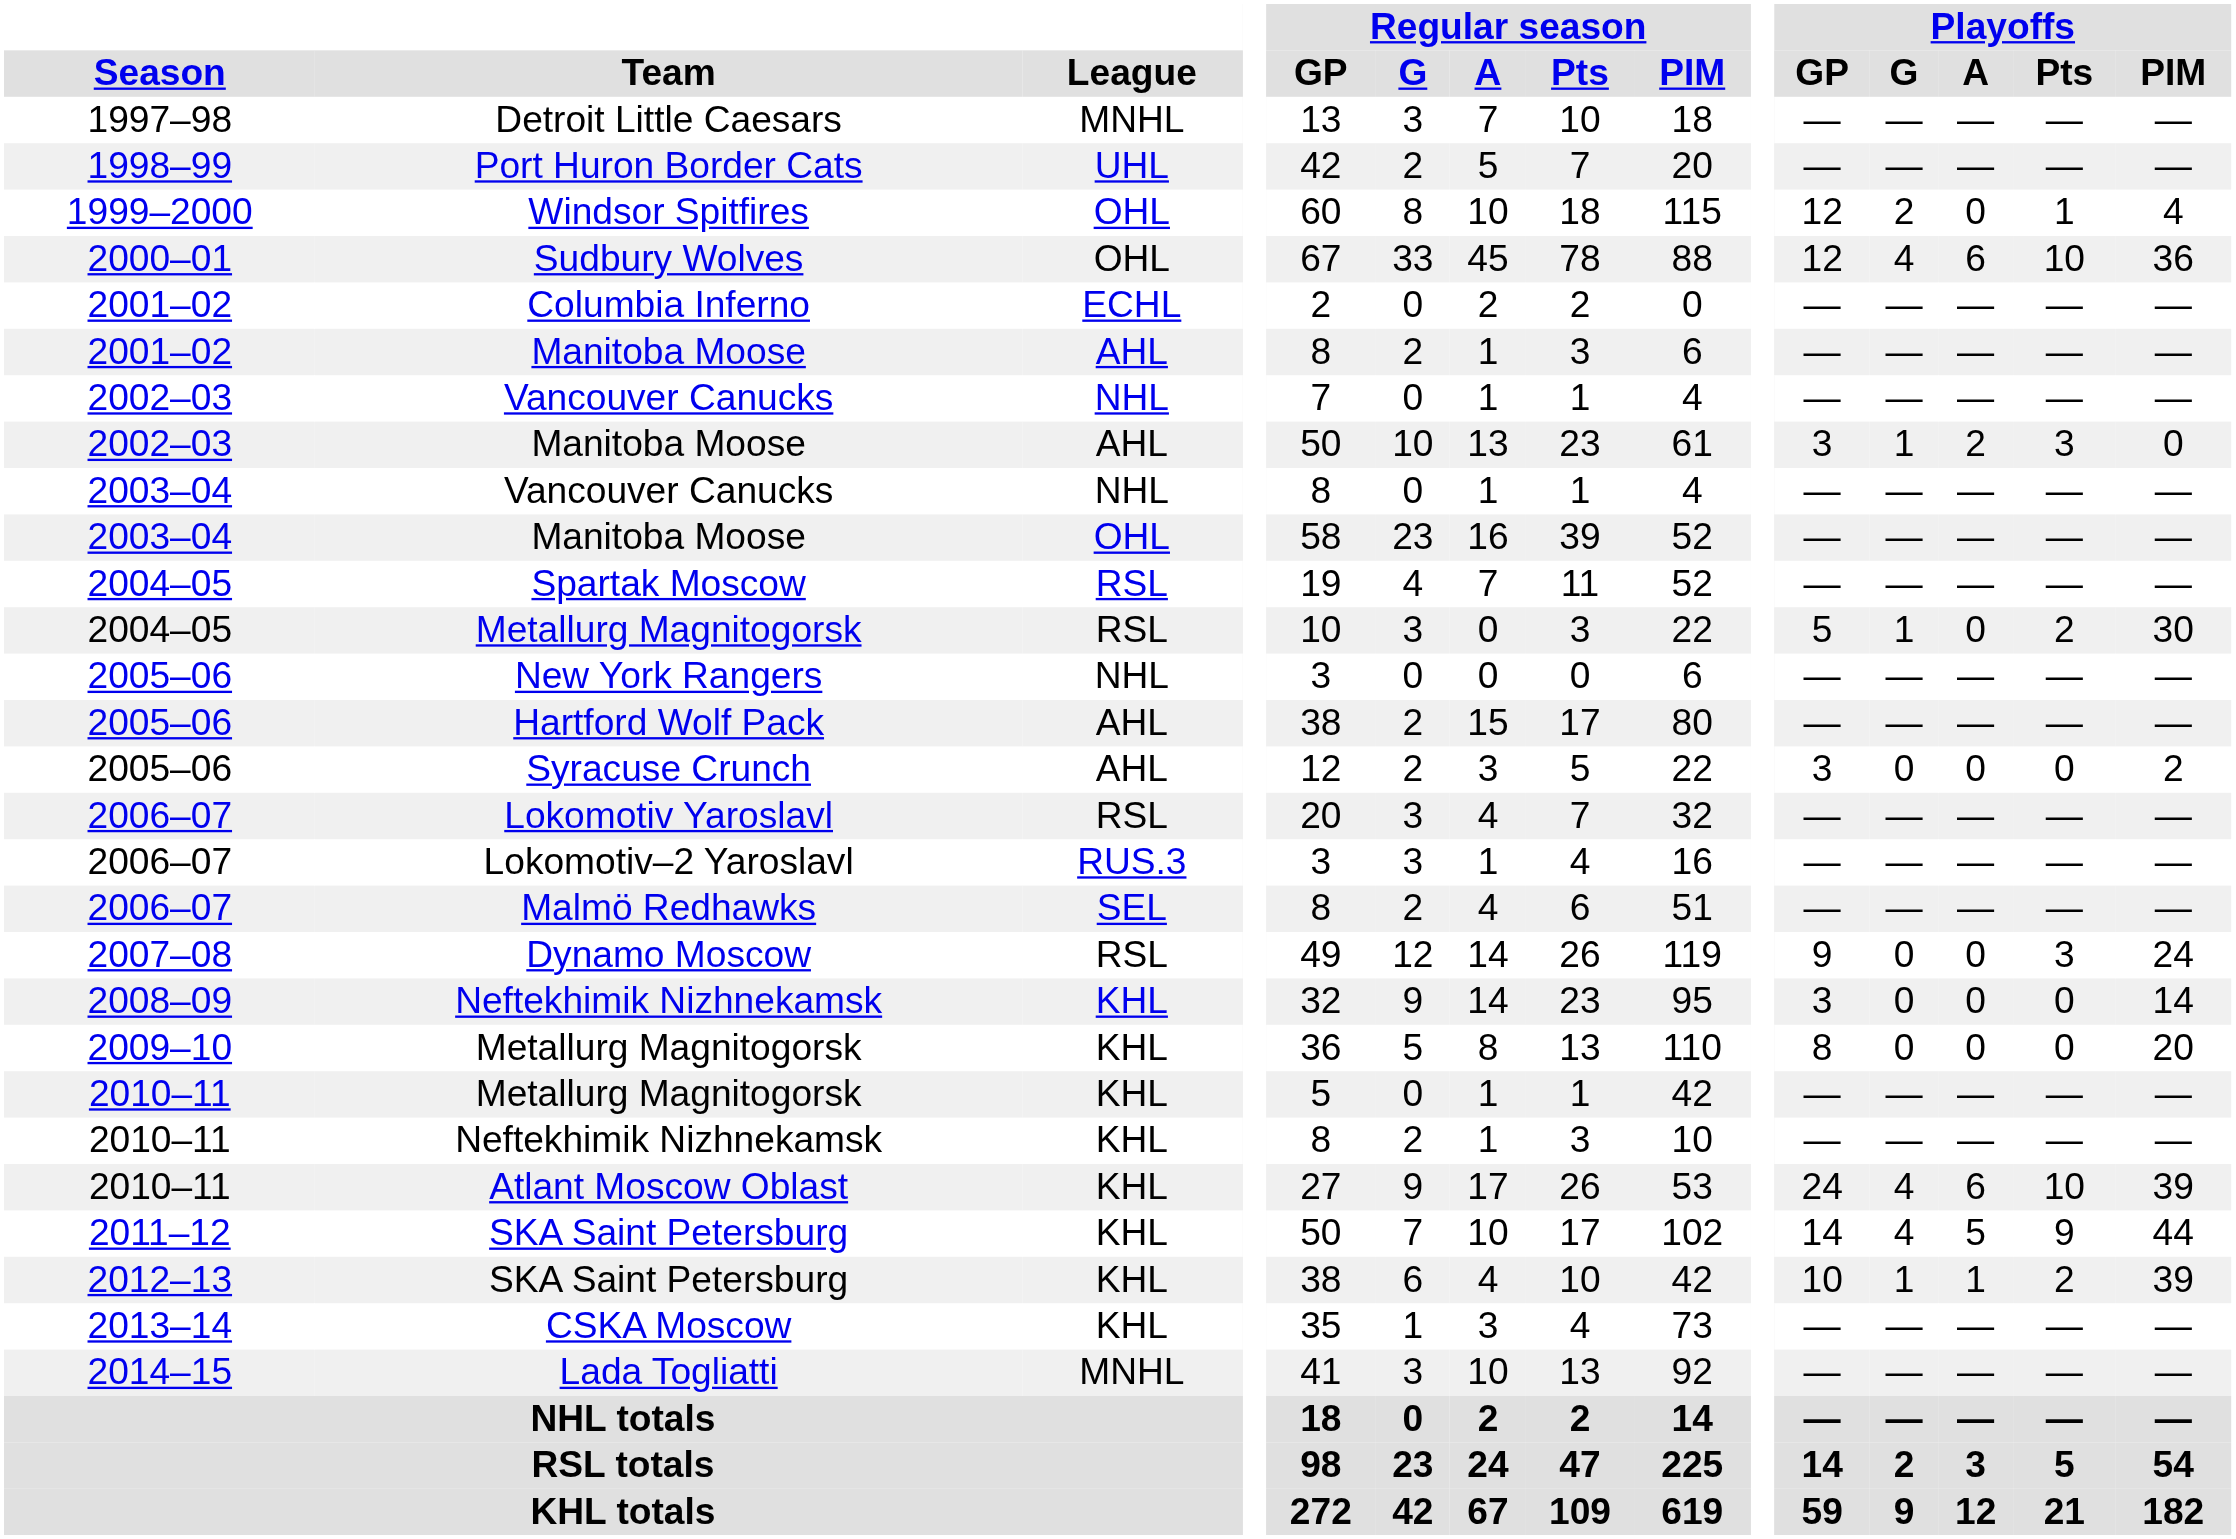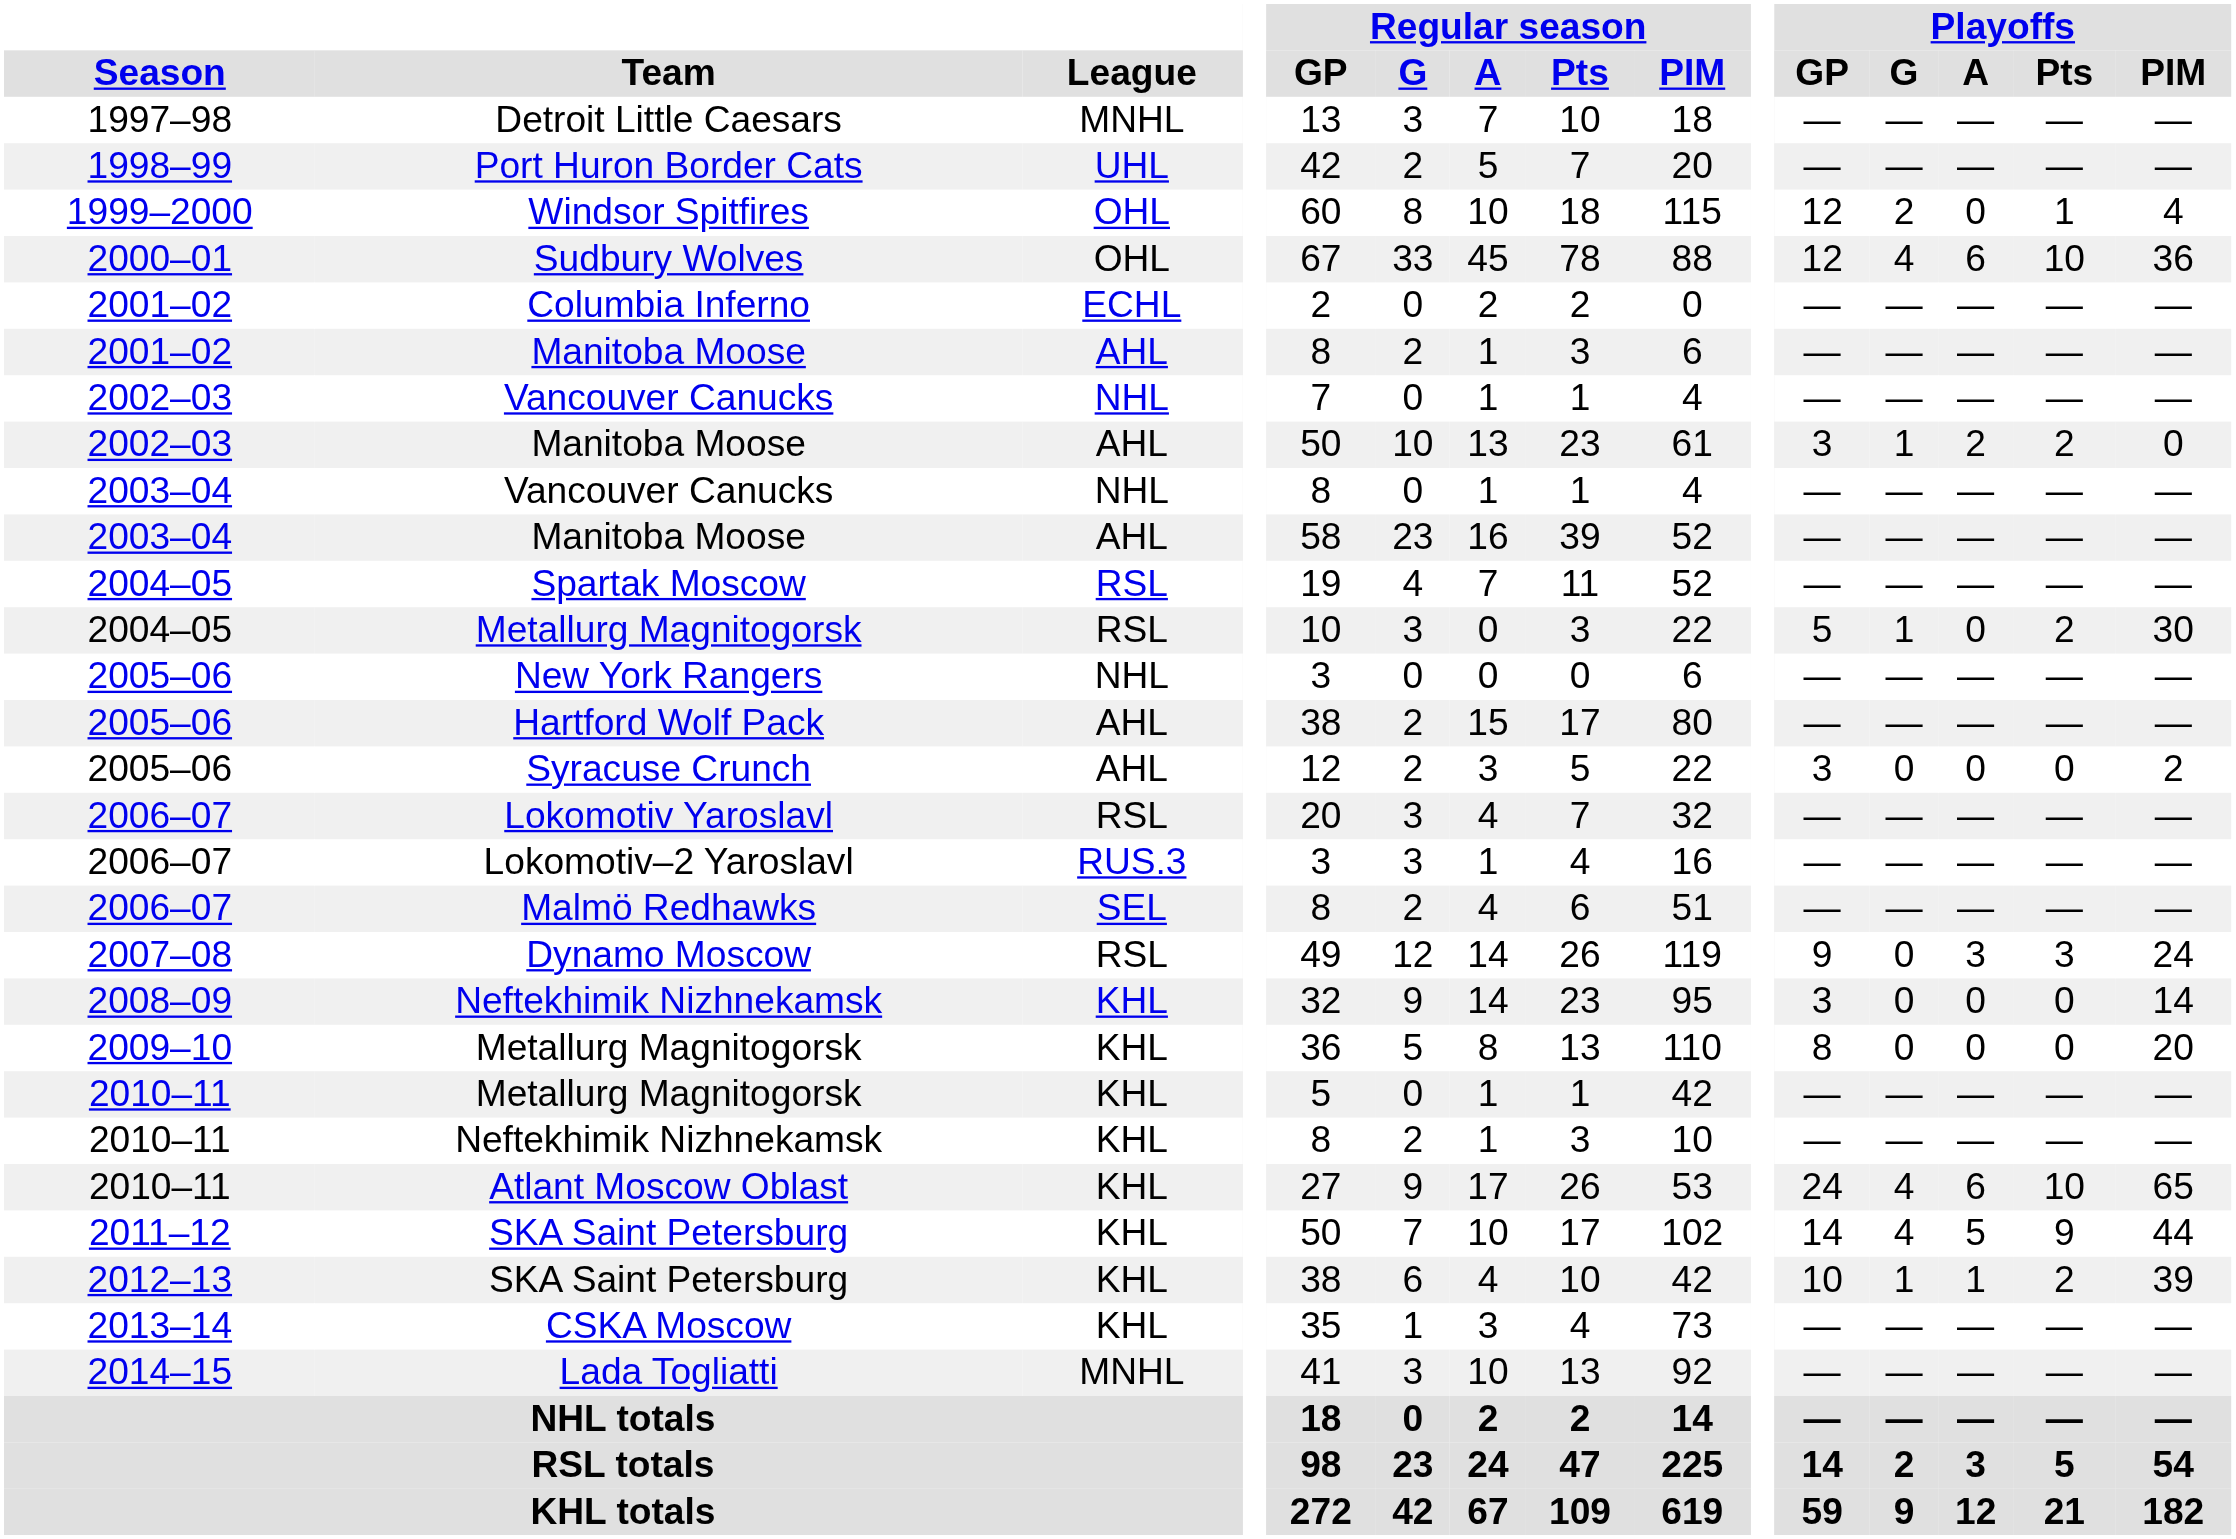(2064, 444) 3 -> (2064, 444) 2
(1132, 536) OHL -> (1132, 536) AHL
(1976, 954) 0 -> (1976, 954) 3
(2173, 1186) 39 -> (2173, 1186) 65
